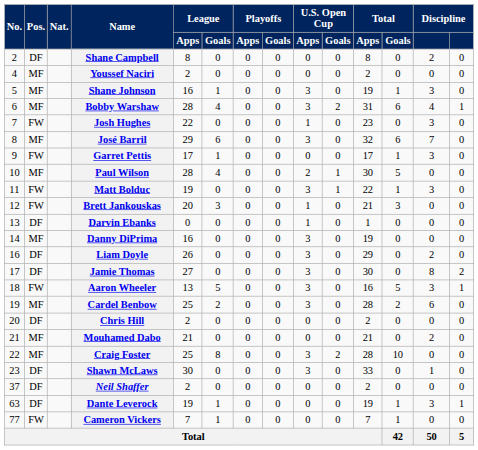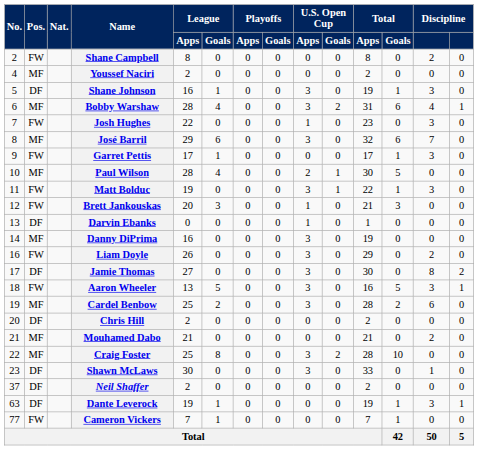(36, 57) DF -> (36, 57) FW
(36, 90) MF -> (36, 90) DF
(36, 255) DF -> (36, 255) FW
